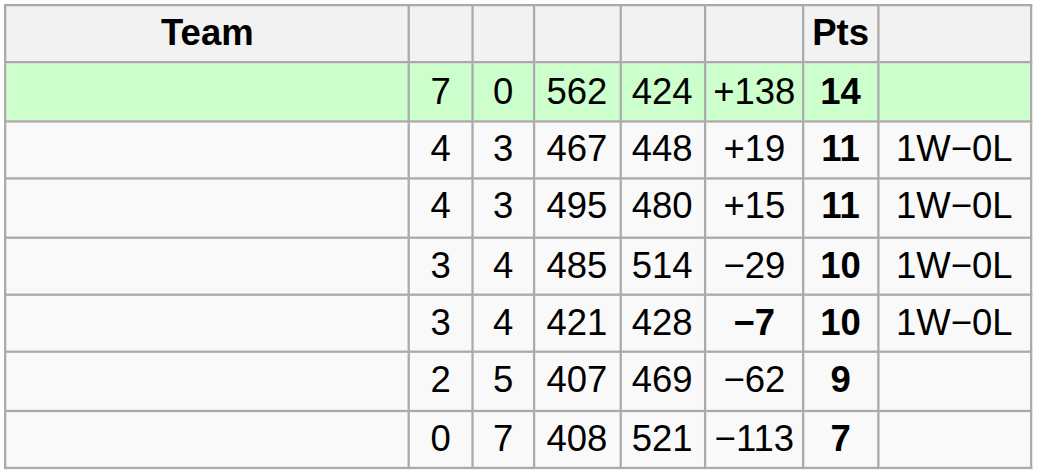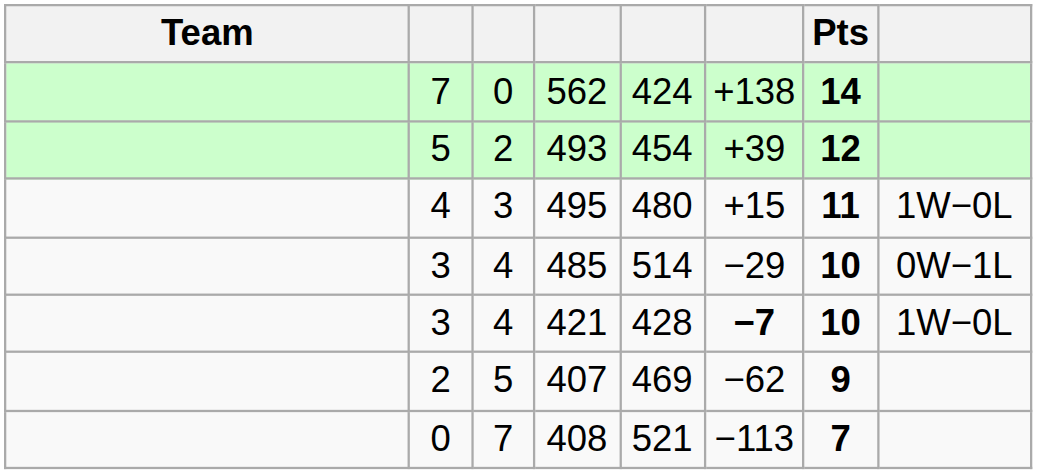+ row: (577, 149)
- row: (577, 149)
(954, 264) 1W−0L -> (954, 264) 0W−1L
